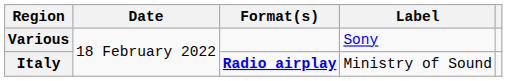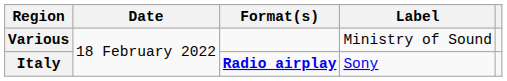(361, 40) Sony -> (418, 40) Ministry of Sound
(418, 64) Ministry of Sound -> (361, 64) Sony
